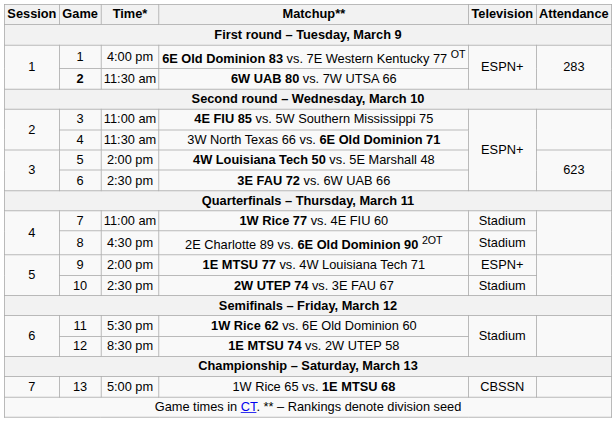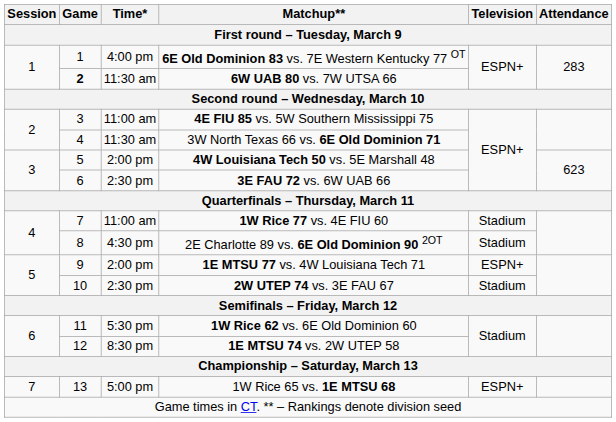(502, 386) CBSSN -> (502, 386) ESPN+
